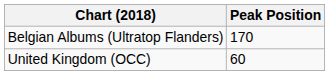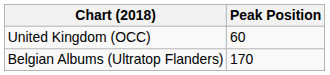rows swapped: (79, 59) <-> (116, 37)
